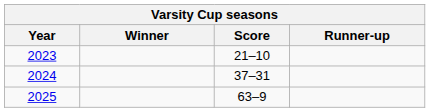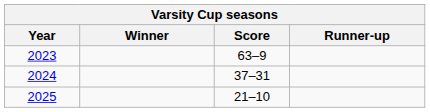(252, 55) 21–10 -> (252, 55) 63–9
(252, 96) 63–9 -> (252, 96) 21–10
